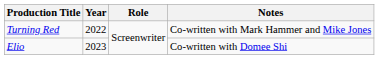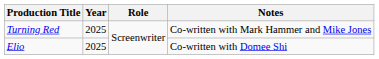(96, 29) 2022 -> (96, 29) 2025
(96, 46) 2023 -> (96, 46) 2025
